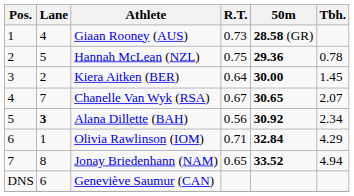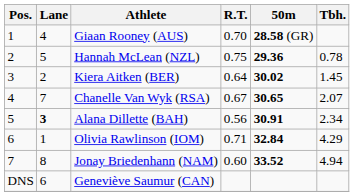(235, 35) 0.73 -> (235, 35) 0.70
(268, 77) 30.00 -> (268, 77) 30.02
(268, 118) 30.92 -> (268, 118) 30.91
(235, 160) 0.65 -> (235, 160) 0.60
